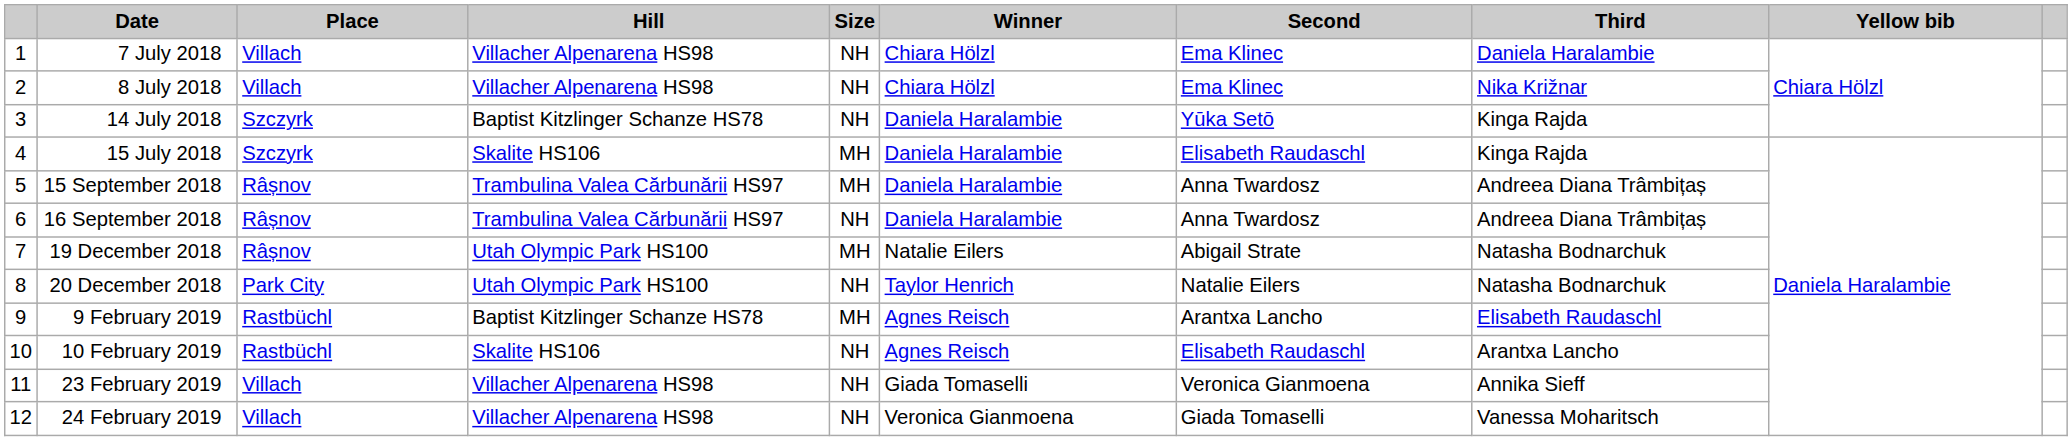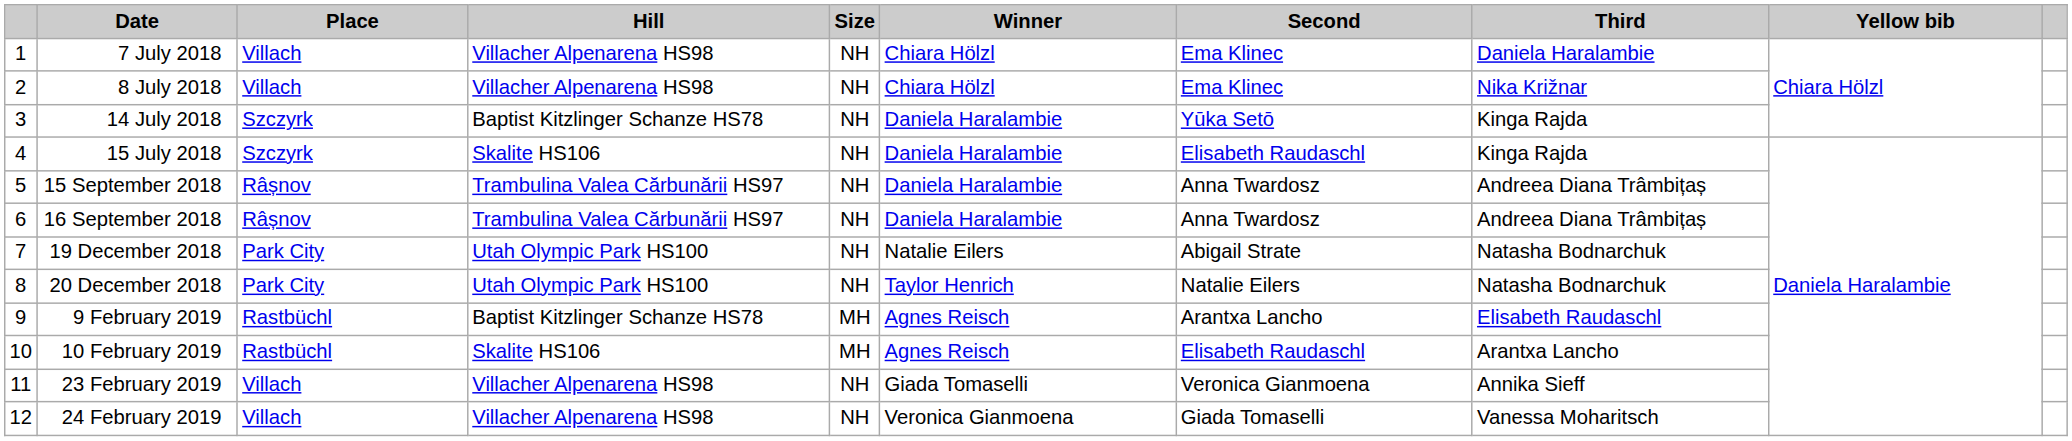(855, 153) MH -> (855, 153) NH
(855, 186) MH -> (855, 186) NH
(276, 252) Râșnov -> (283, 252) Park City
(855, 252) MH -> (855, 252) NH
(855, 351) NH -> (855, 351) MH
